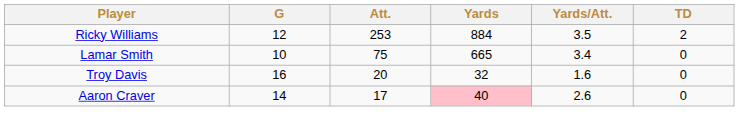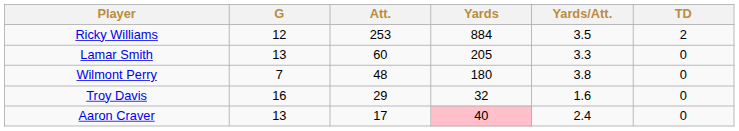(279, 55) 10 -> (279, 55) 13
(380, 55) 75 -> (380, 55) 60
(481, 55) 665 -> (481, 55) 205
(582, 55) 3.4 -> (582, 55) 3.3
+ row: (117, 75)
(380, 75) 20 -> (380, 95) 29
(279, 95) 14 -> (279, 116) 13
(582, 95) 2.6 -> (582, 116) 2.4
